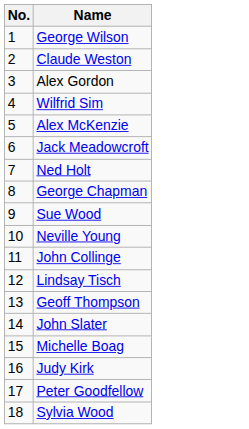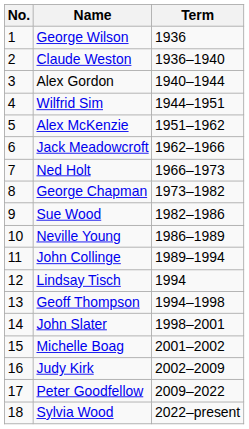+ column: (198, 15)
